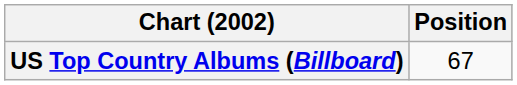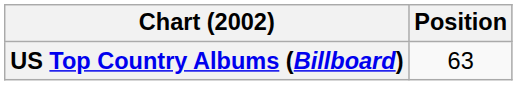(461, 60) 67 -> (461, 60) 63
